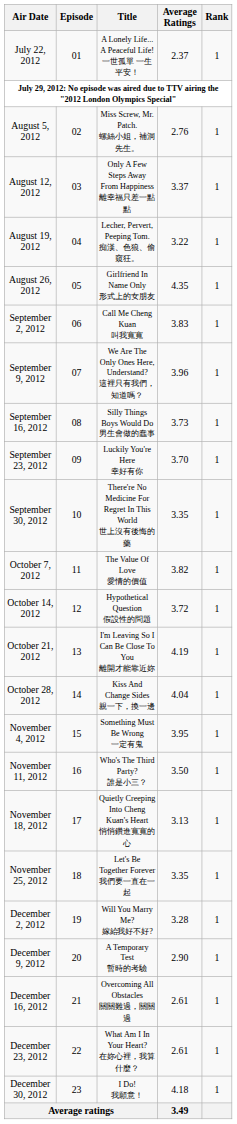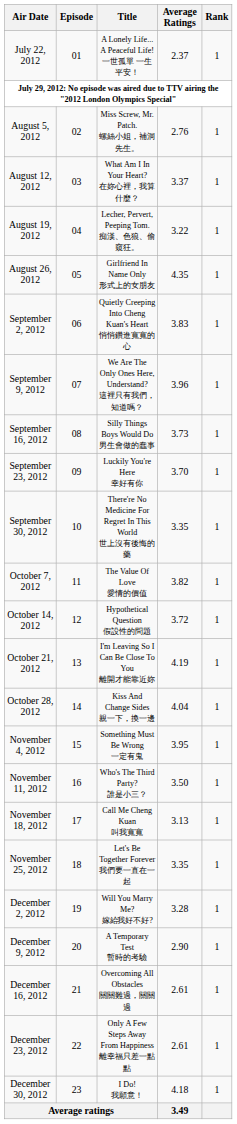(127, 187) Only A Few Steps Away From Happiness 離幸福只差一點點 -> (127, 181) What Am I In Your Heart? 在妳心裡，我算什麼？
(127, 324) Call Me Cheng Kuan 叫我寬寬 -> (127, 324) Quietly Creeping Into Cheng Kuan's Heart 悄悄鑽進寬寬的心
(127, 821) Quietly Creeping Into Cheng Kuan's Heart 悄悄鑽進寬寬的心 -> (127, 821) Call Me Cheng Kuan 叫我寬寬
(127, 1051) What Am I In Your Heart? 在妳心裡，我算什麼？ -> (127, 1046) Only A Few Steps Away From Happiness 離幸福只差一點點
